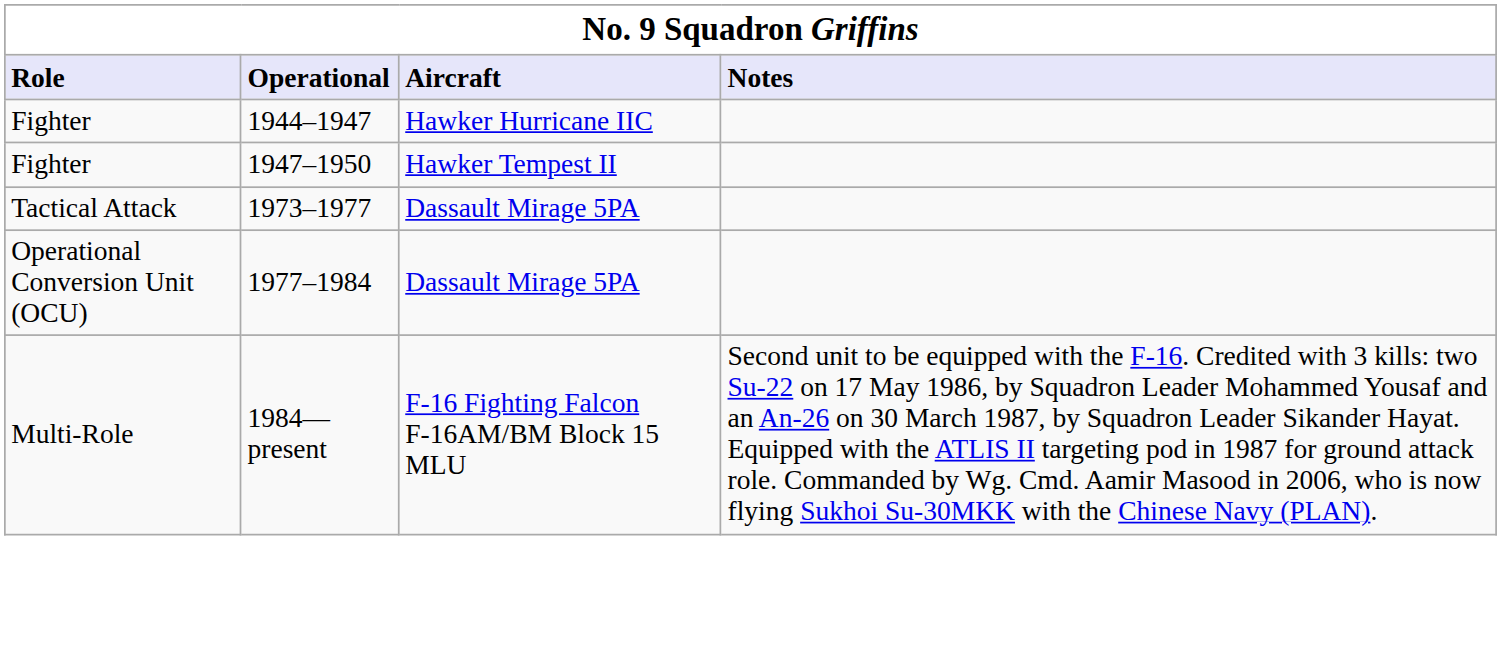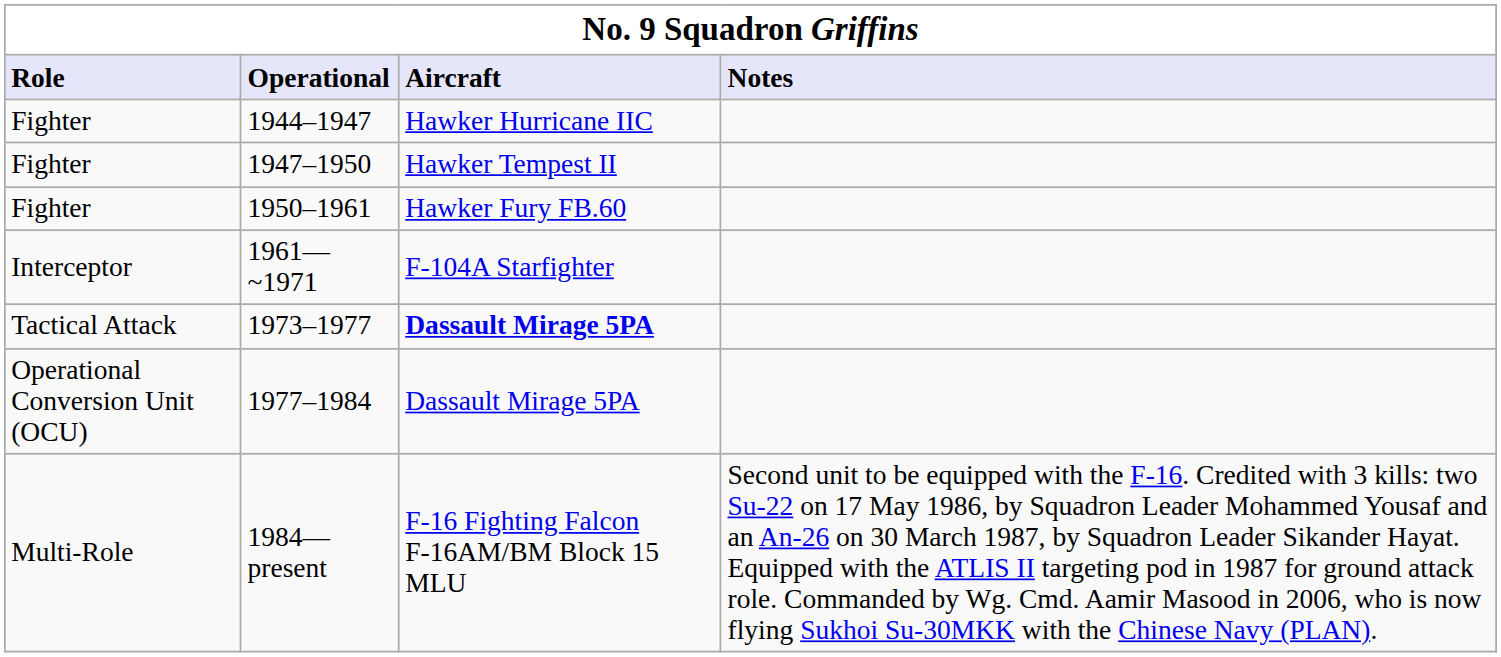+ row: (309, 207)
+ row: (289, 266)
(522, 207) normal -> (530, 326) bold
